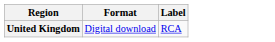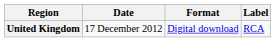+ column: (123, 12)
